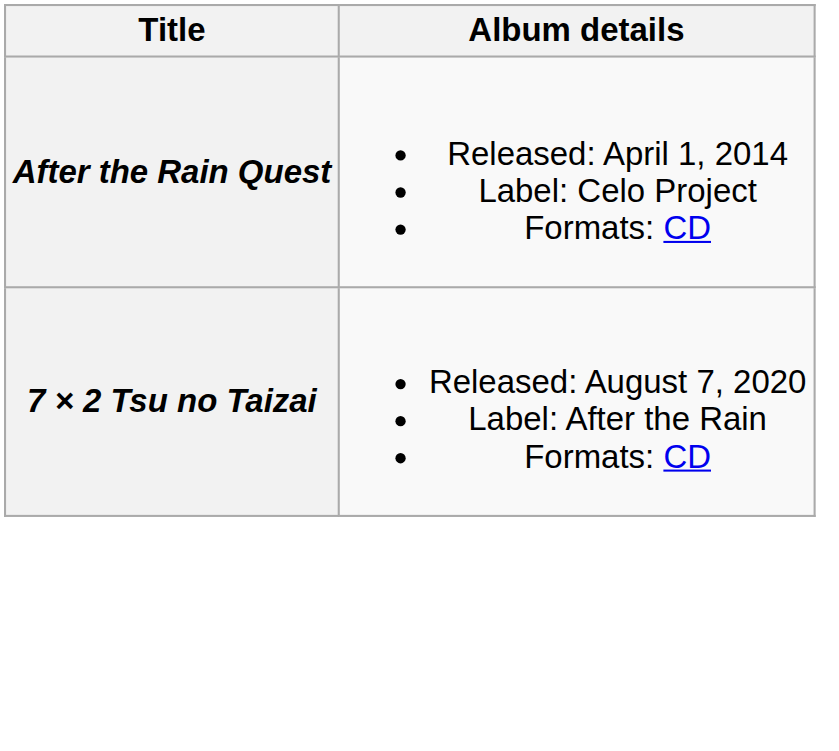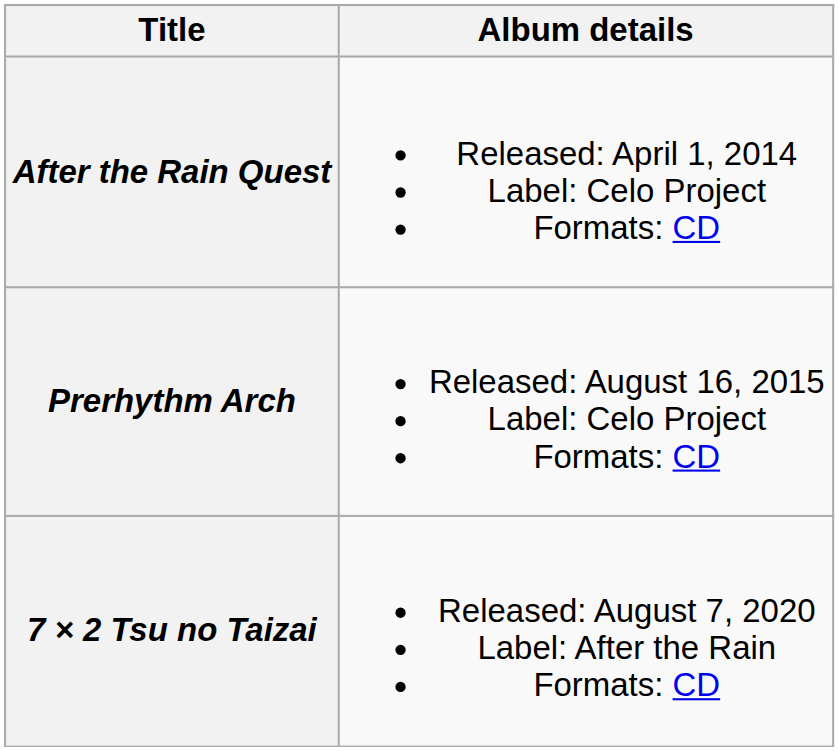+ row: (172, 400)
